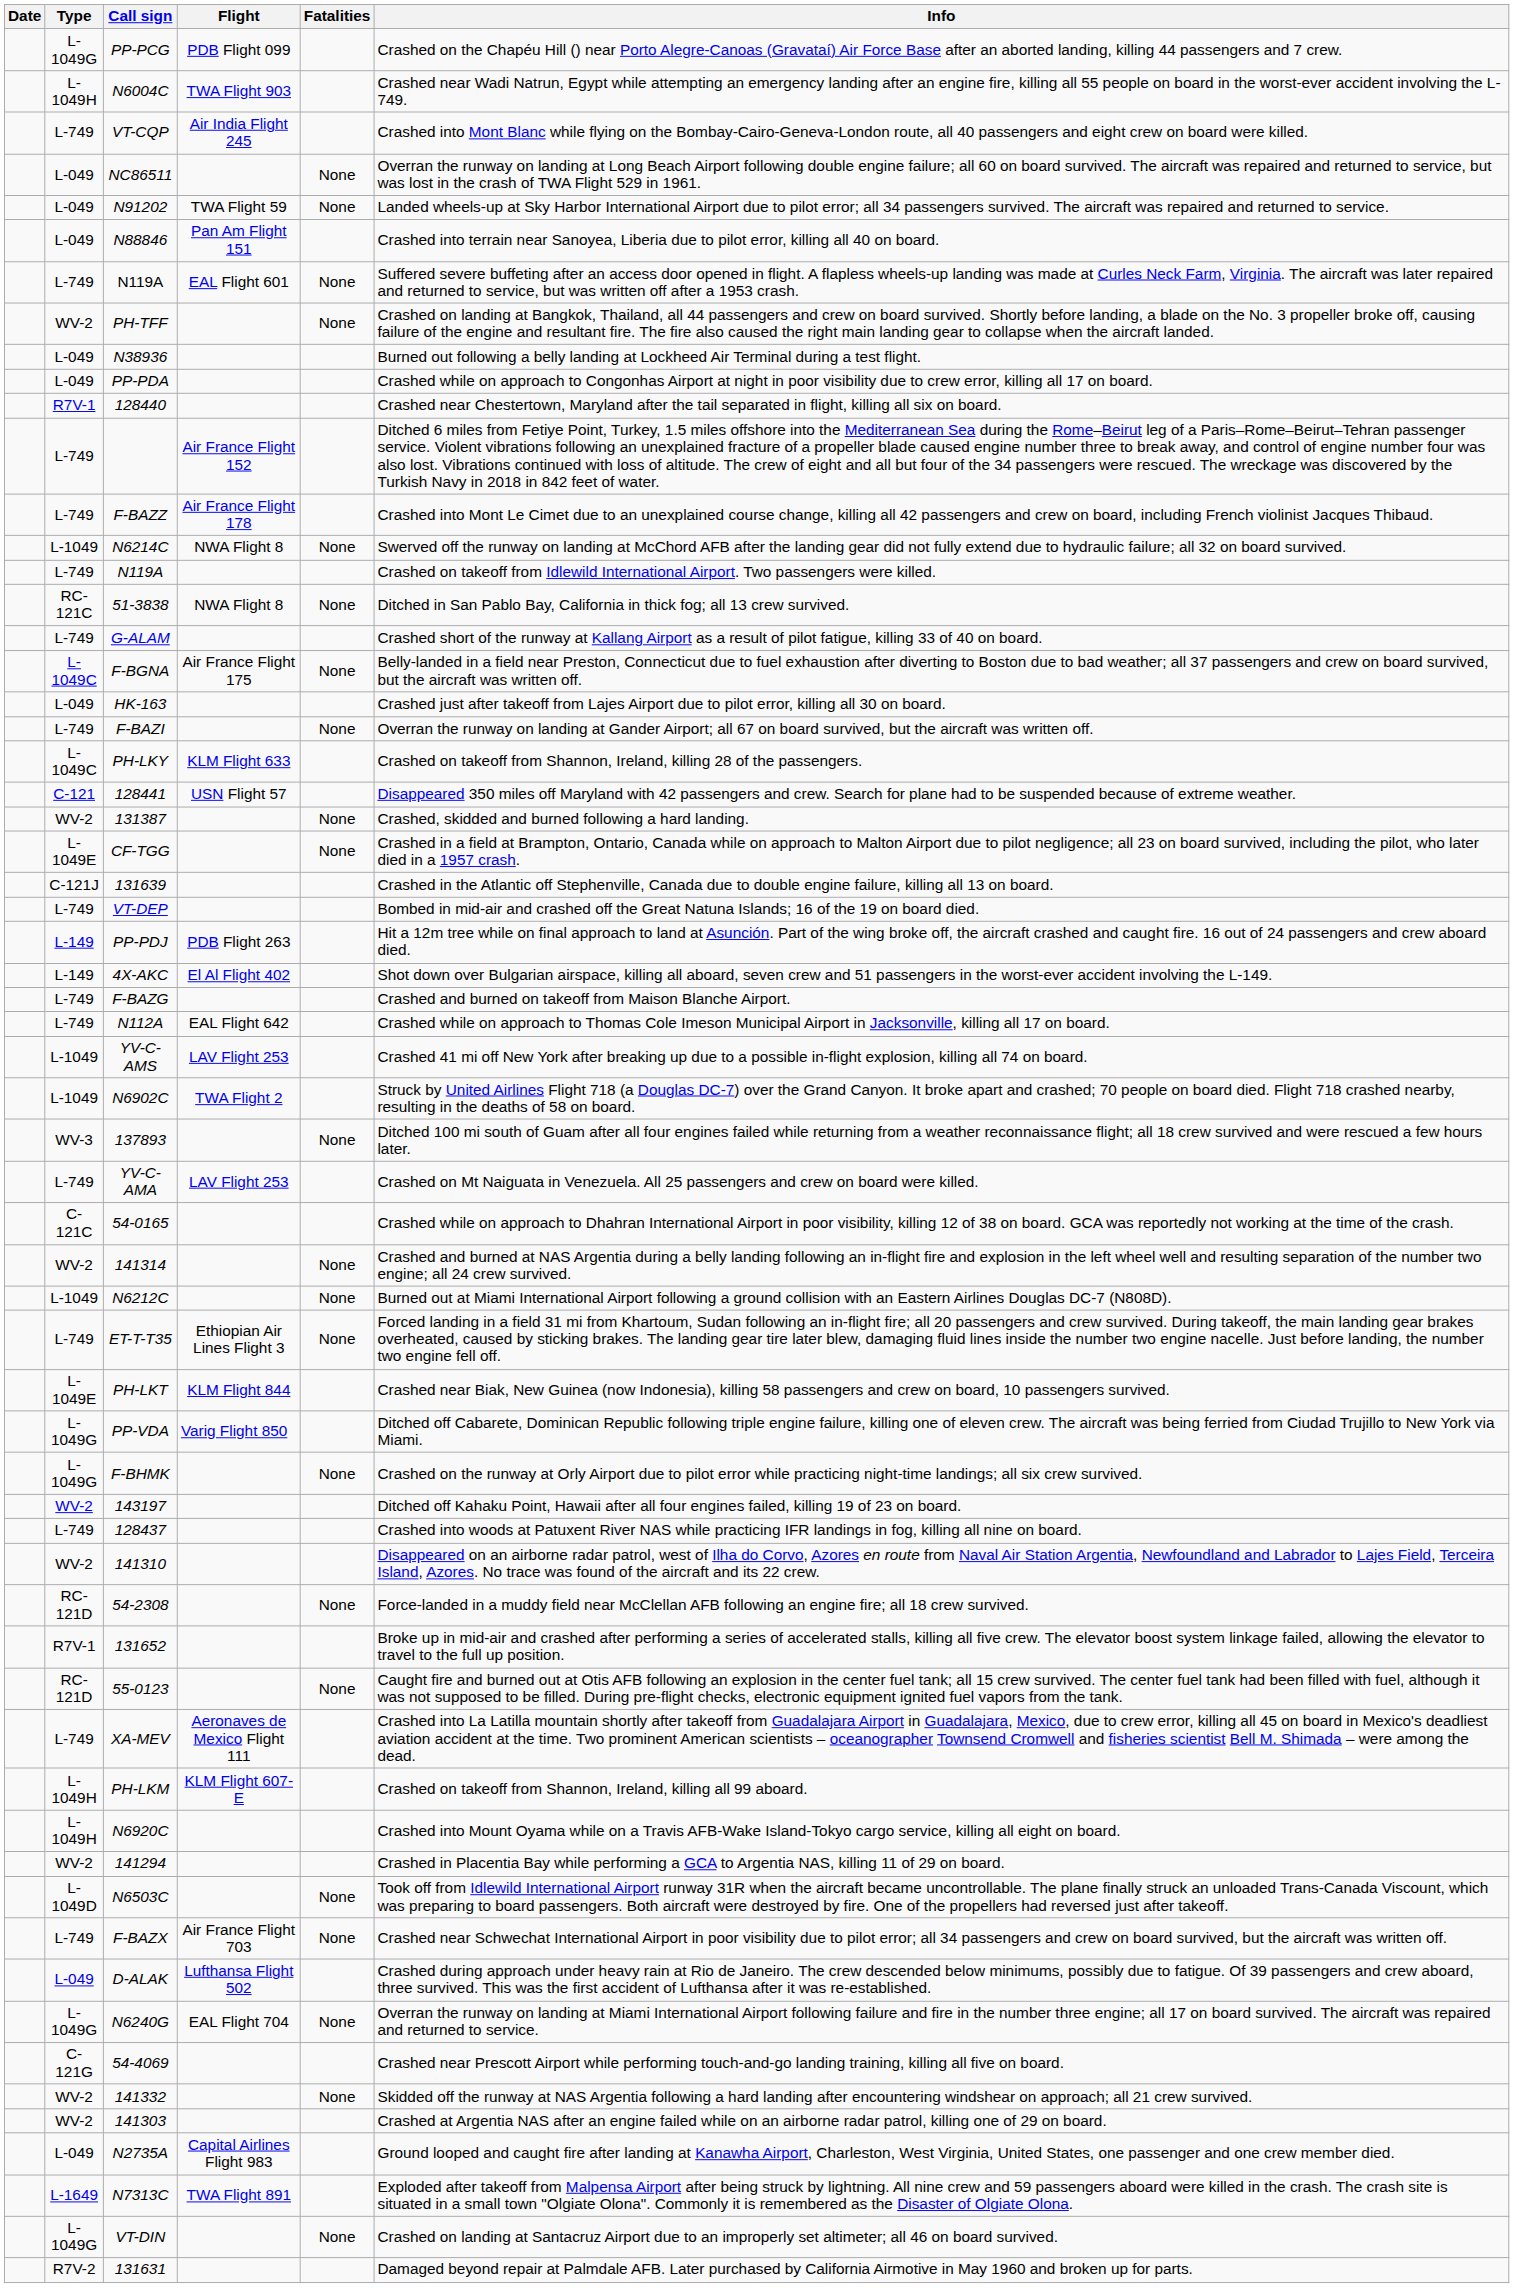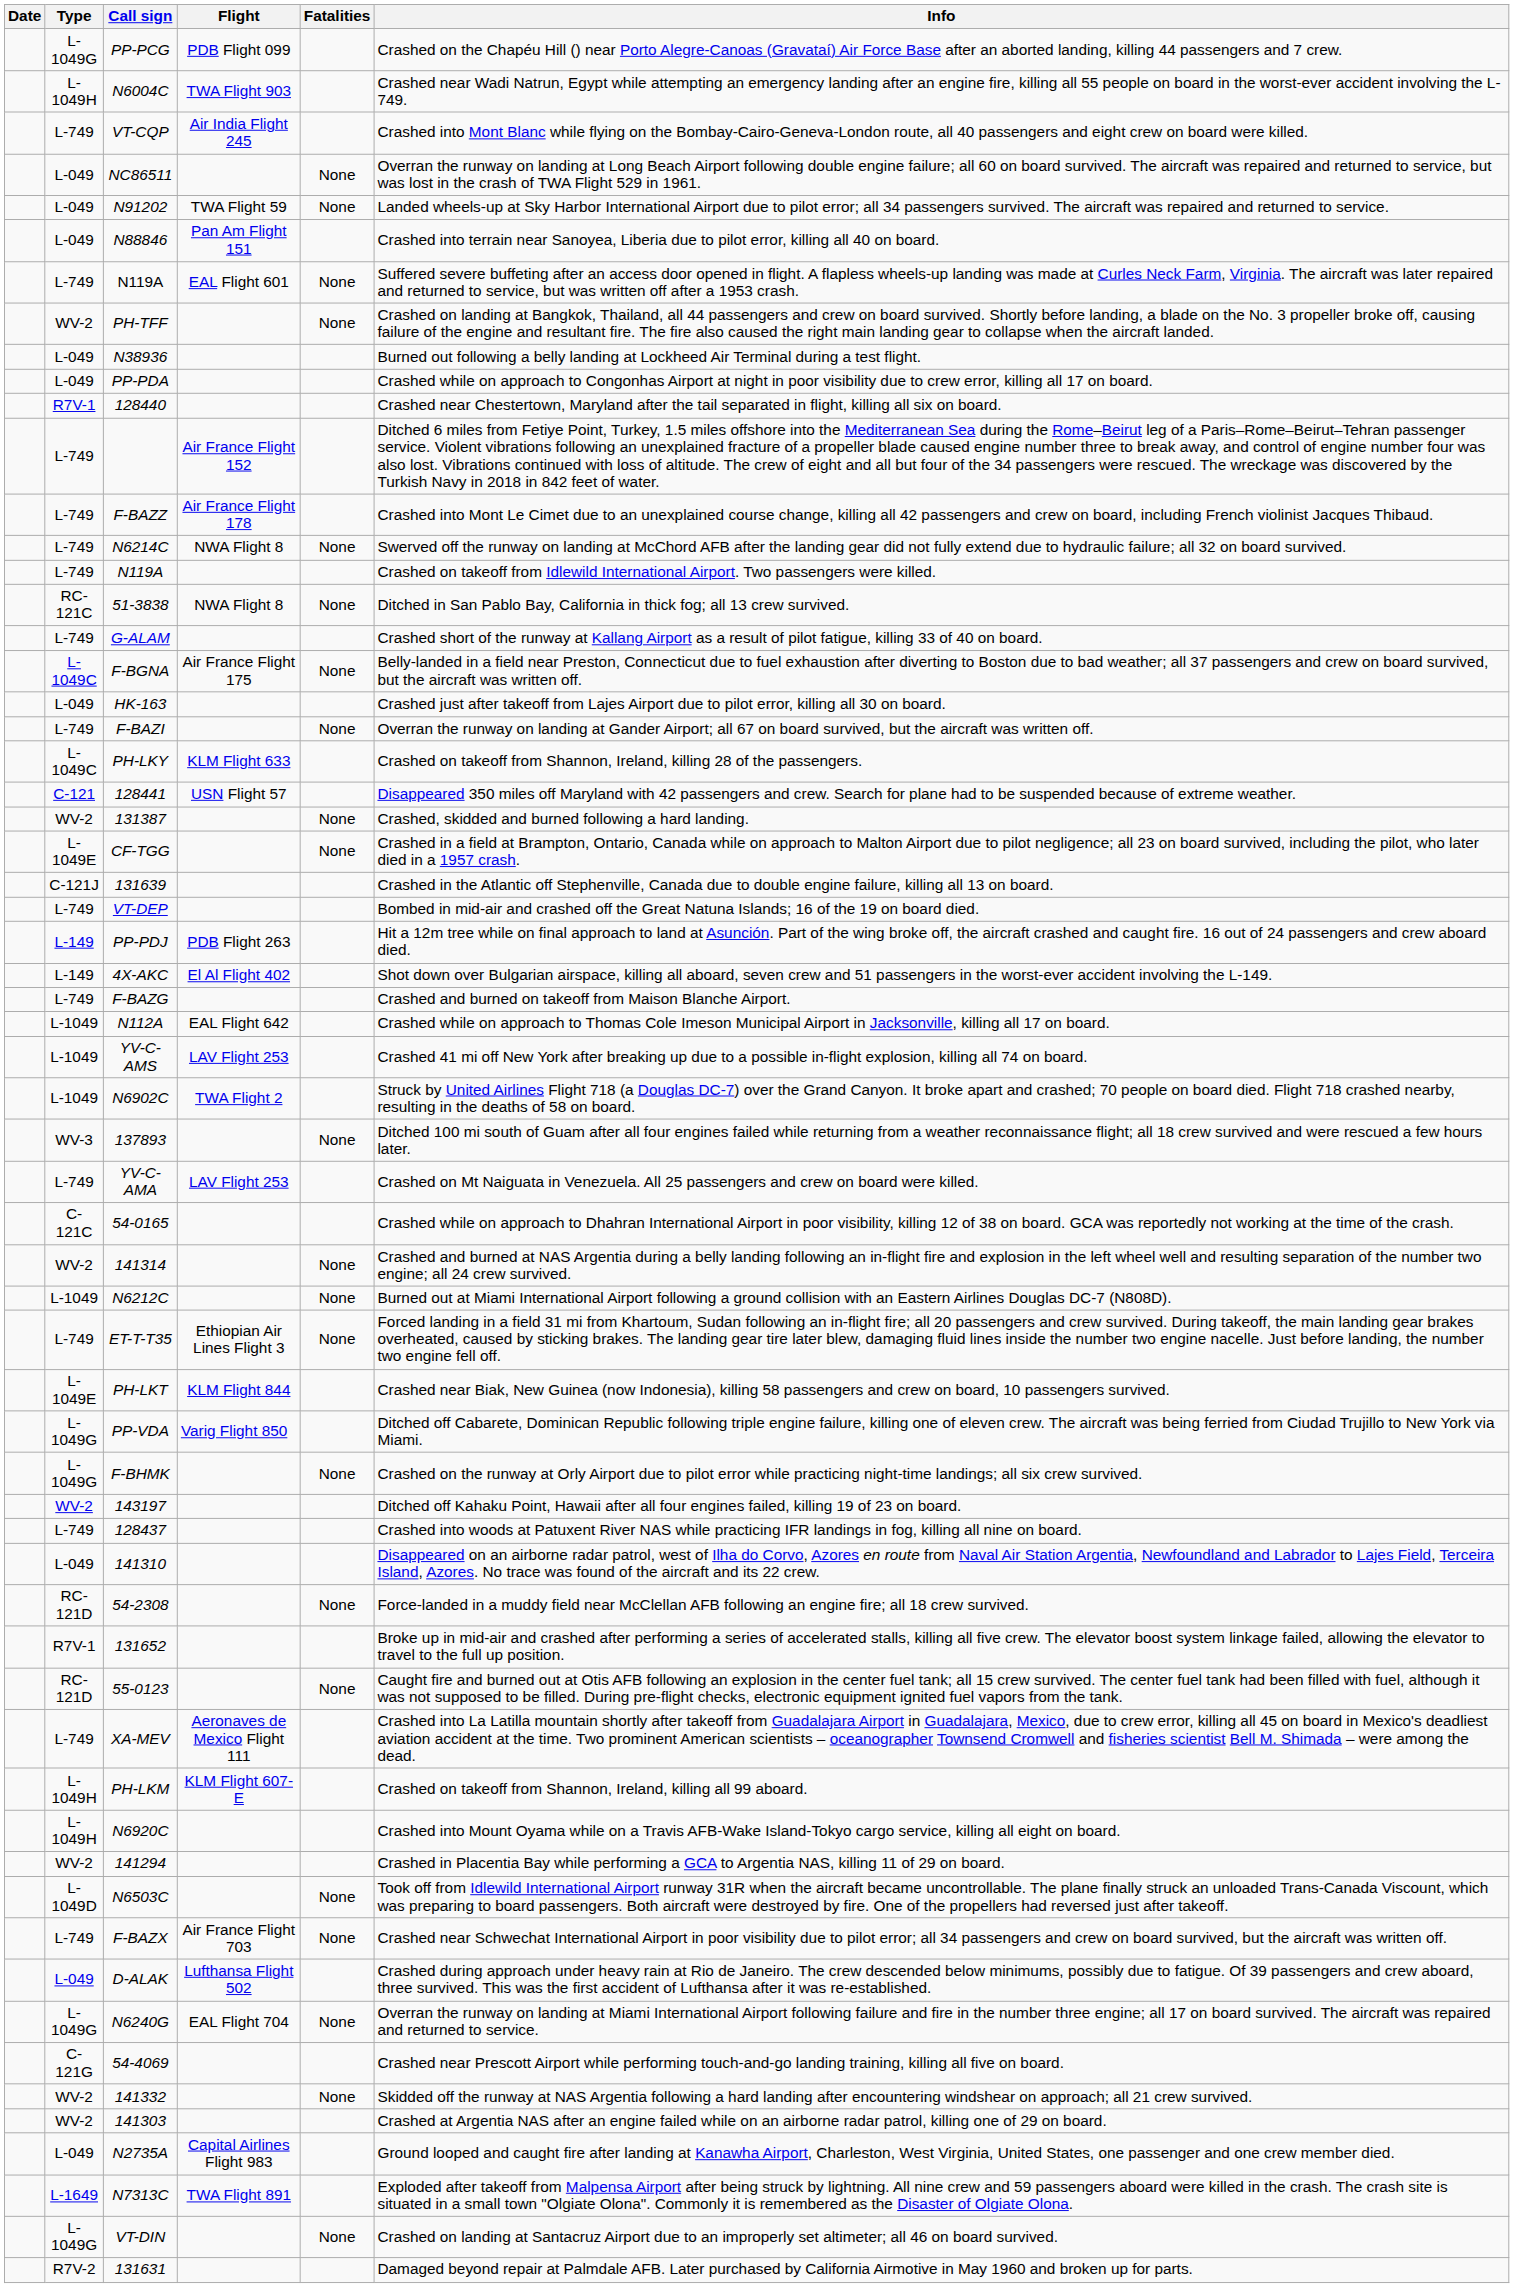(74, 547) L-1049 -> (74, 547) L-749
(74, 1023) L-749 -> (74, 1023) L-1049
(74, 1563) WV-2 -> (74, 1563) L-049
